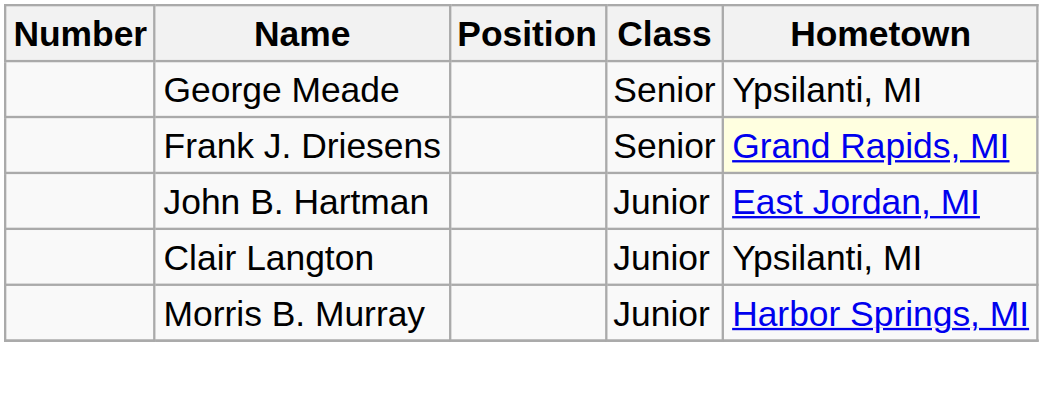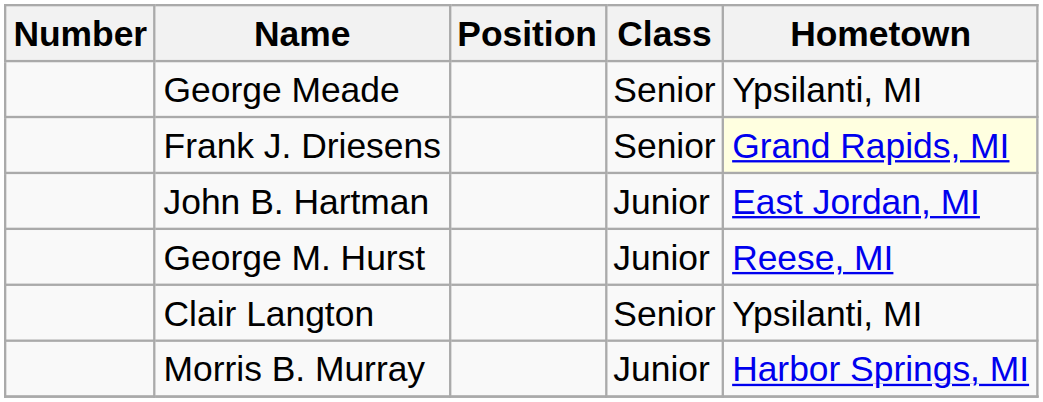+ row: (294, 258)
(662, 258) Junior -> (665, 314) Senior
